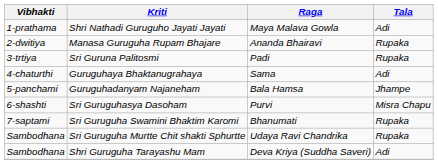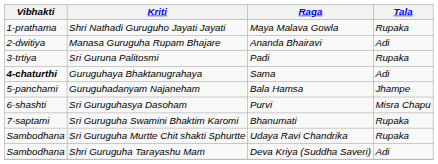(382, 27) Adi -> (392, 27) Rupaka
(392, 43) Rupaka -> (382, 43) Adi
(30, 74) normal -> (32, 74) bold
